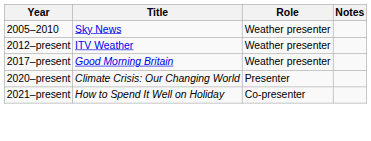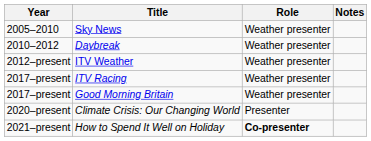+ row: (97, 45)
+ row: (101, 78)
(275, 95) normal -> (277, 128) bold
